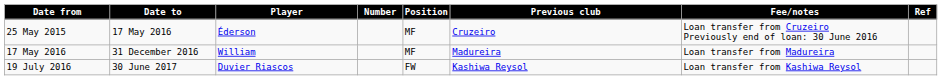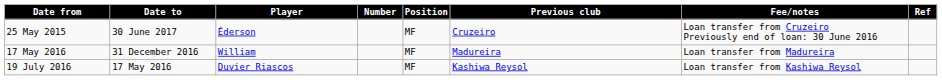(142, 32) 17 May 2016 -> (145, 32) 30 June 2017
(145, 67) 30 June 2017 -> (142, 67) 17 May 2016
(410, 67) FW -> (410, 67) MF
